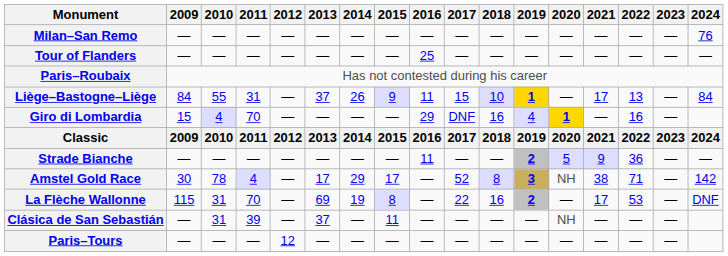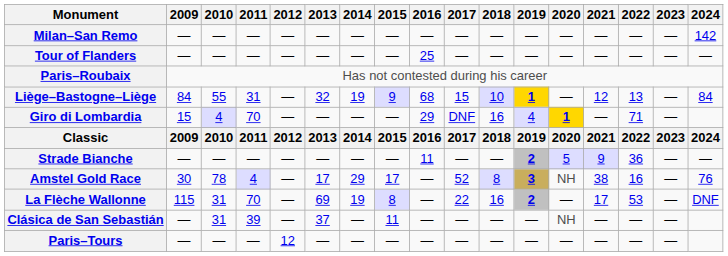(705, 35) 76 -> (705, 35) 142
(323, 96) 37 -> (323, 96) 32
(357, 96) 26 -> (357, 96) 19
(427, 96) 11 -> (427, 96) 68
(601, 96) 17 -> (601, 96) 12
(636, 117) 16 -> (636, 117) 71
(636, 179) 71 -> (636, 179) 16
(705, 179) 142 -> (705, 179) 76
